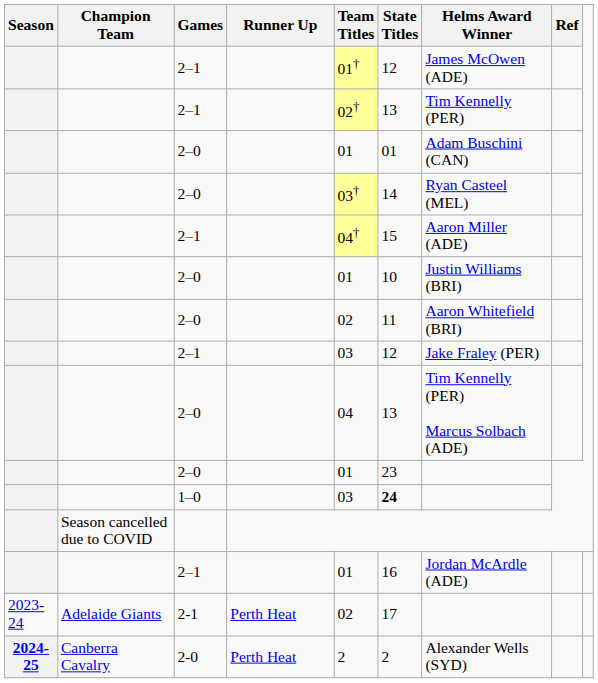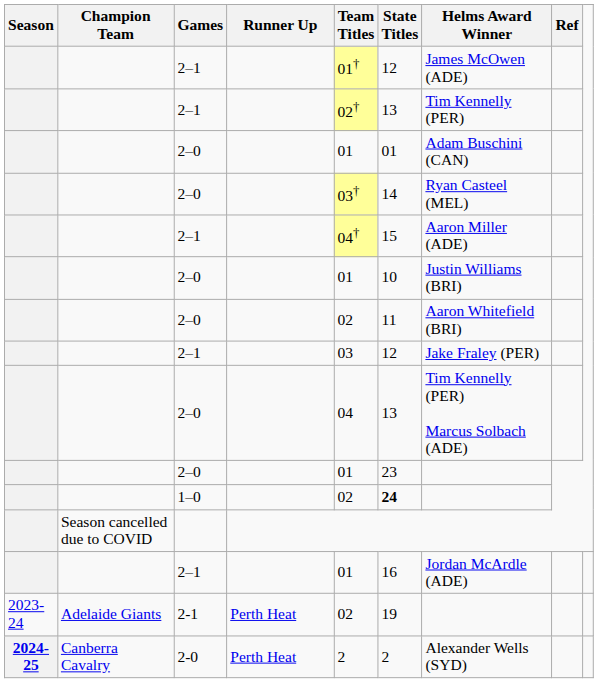(345, 497) 03 -> (345, 497) 02
(389, 614) 17 -> (389, 614) 19
